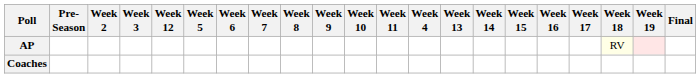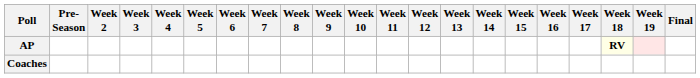columns swapped: (425, 20) <-> (168, 20)
(617, 45) normal -> (617, 45) bold
